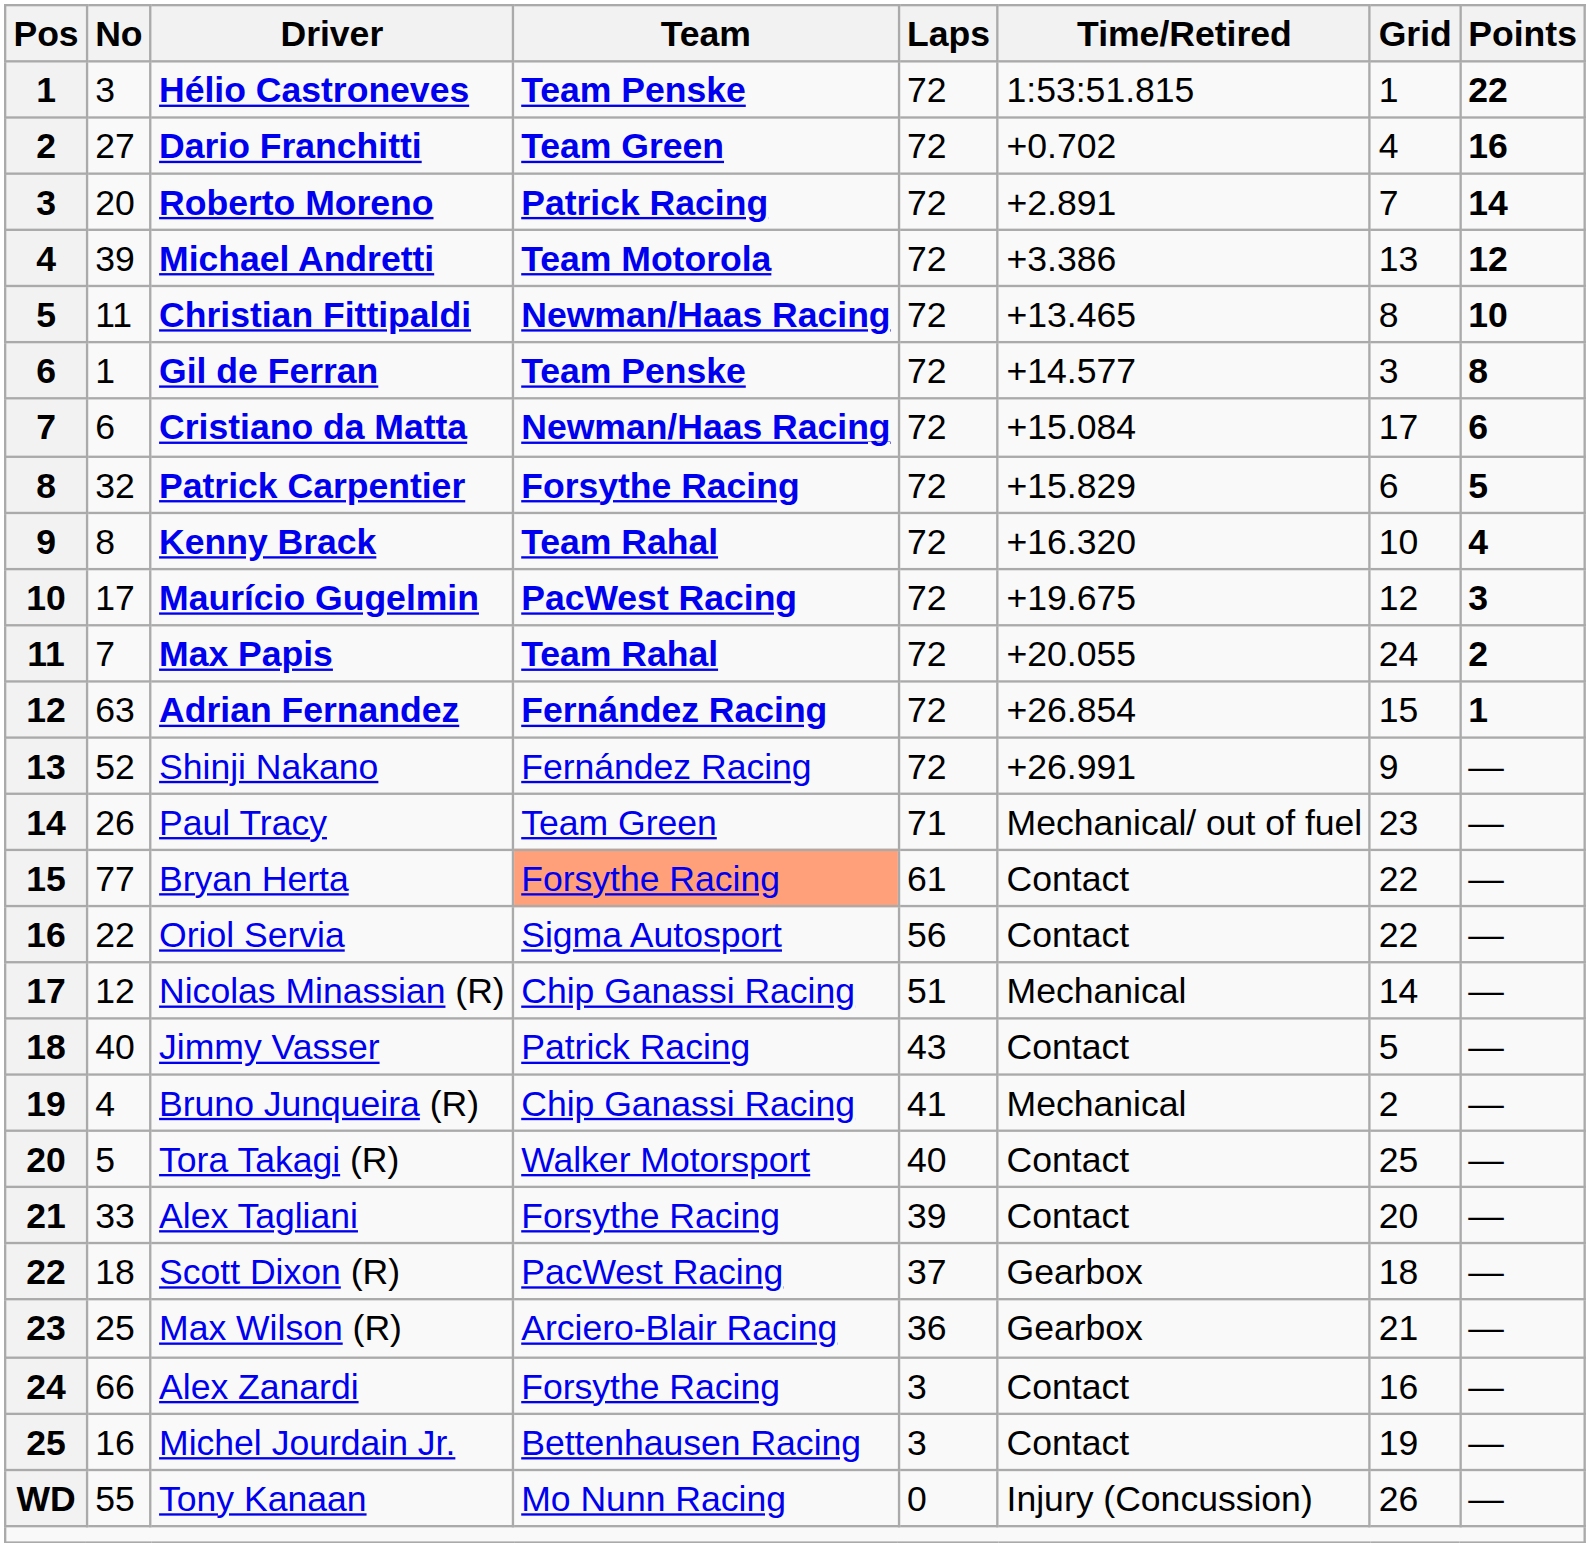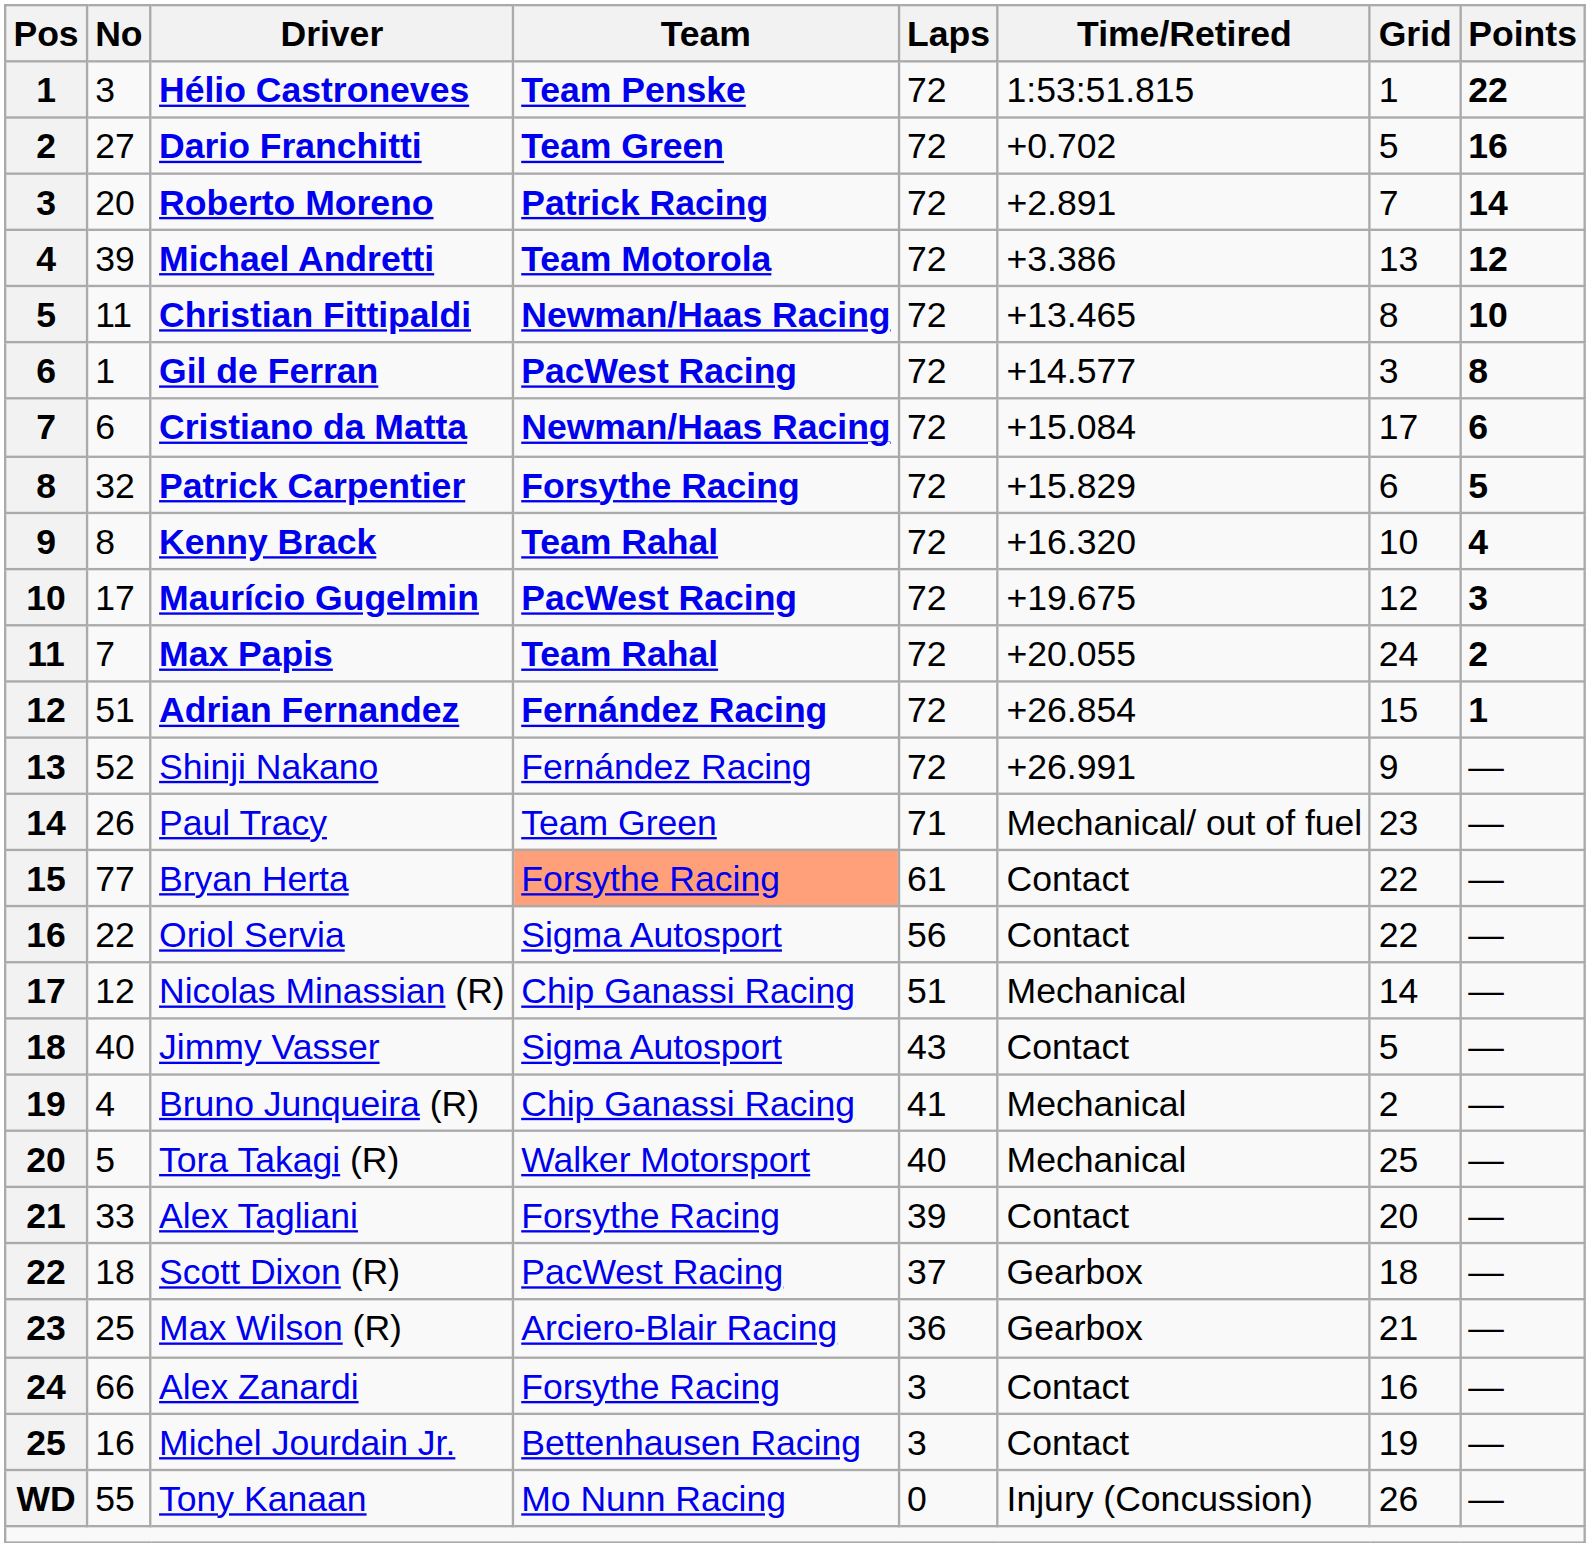(1389, 146) 4 -> (1389, 146) 5
(633, 371) Team Penske -> (659, 371) PacWest Racing
(115, 709) 63 -> (115, 709) 51
(636, 1047) Patrick Racing -> (652, 1047) Sigma Autosport
(1068, 1160) Contact -> (1096, 1160) Mechanical
